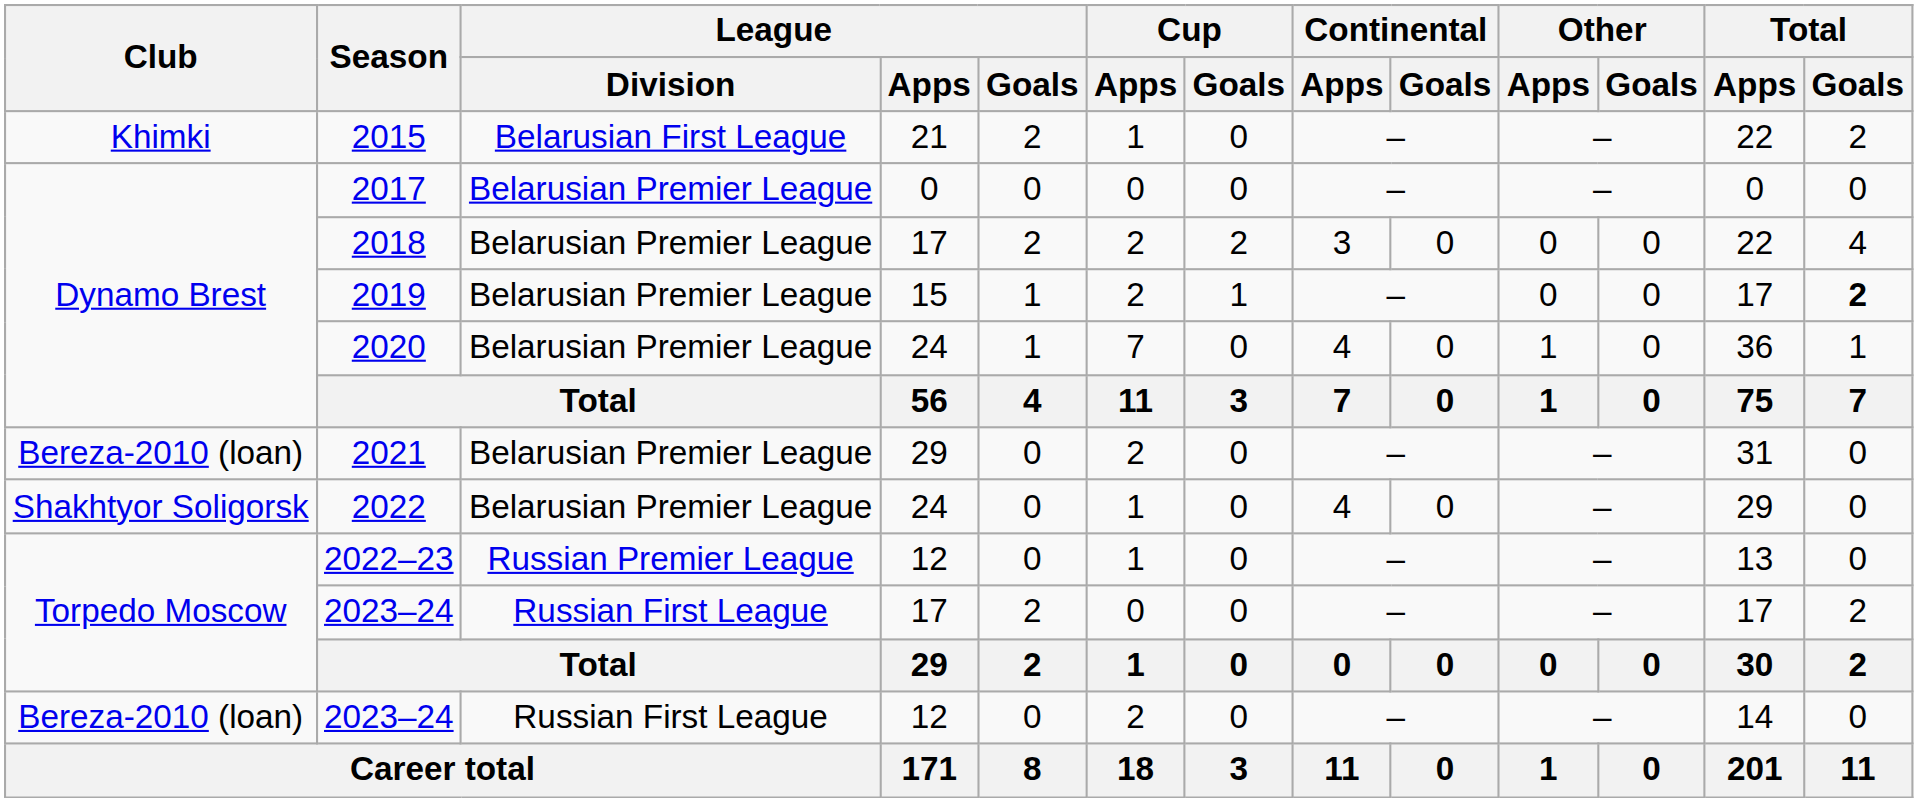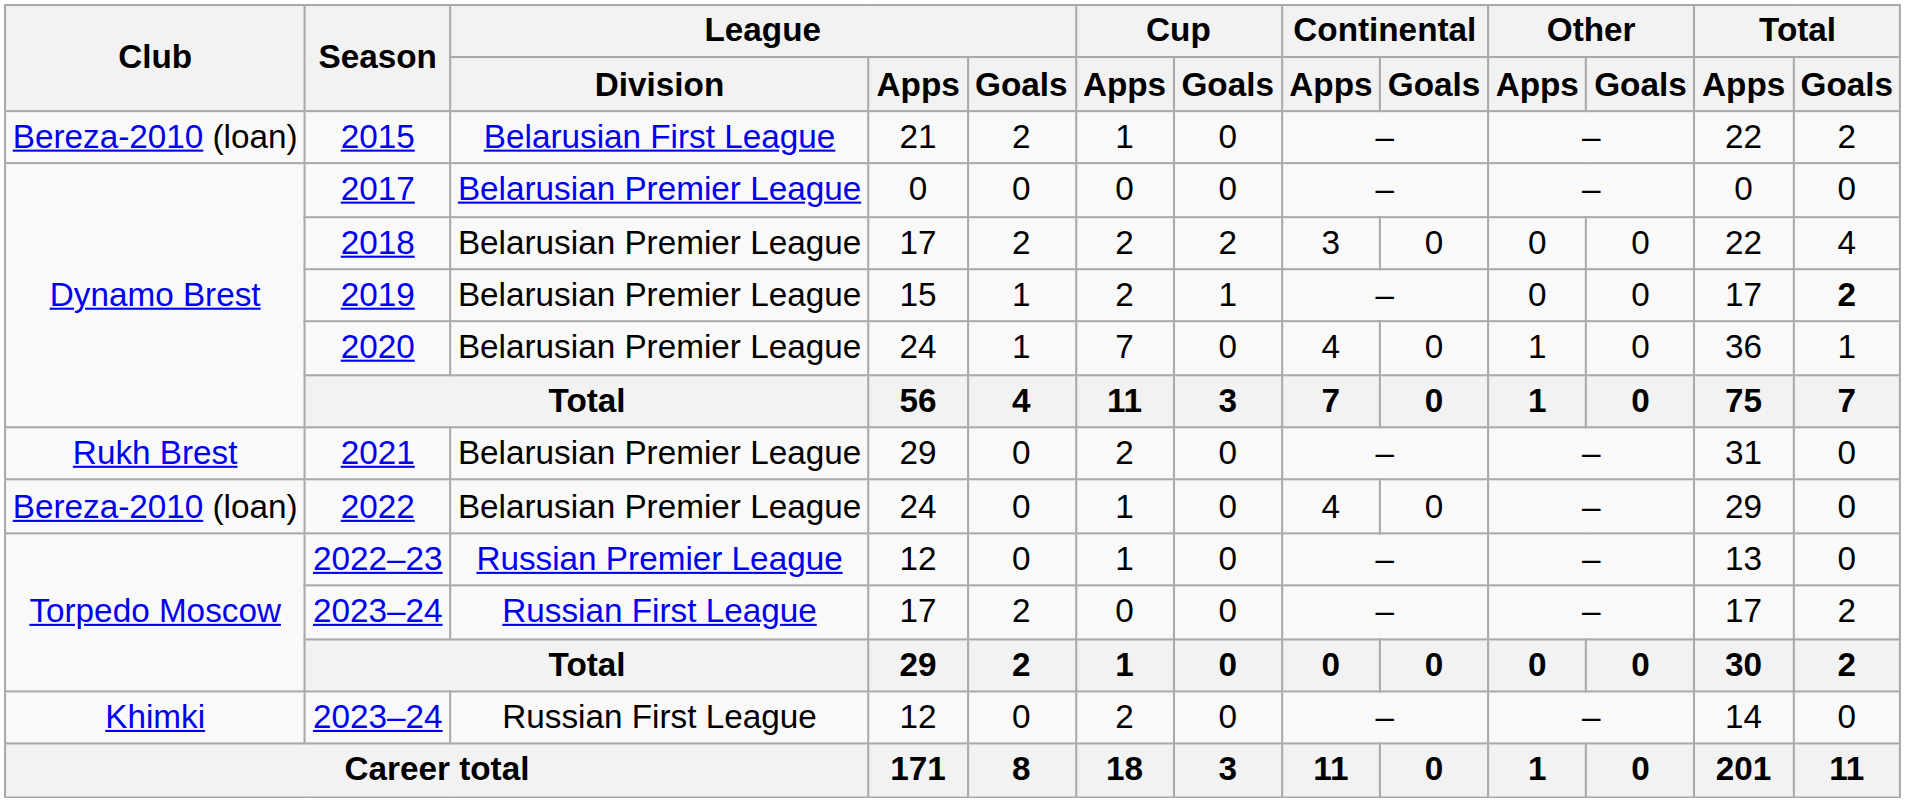(161, 136) Khimki -> (155, 136) Bereza-2010 (loan)
(161, 453) Bereza-2010 (loan) -> (155, 453) Rukh Brest
(161, 505) Shakhtyor Soligorsk -> (155, 505) Bereza-2010 (loan)
(161, 717) Bereza-2010 (loan) -> (155, 717) Khimki
